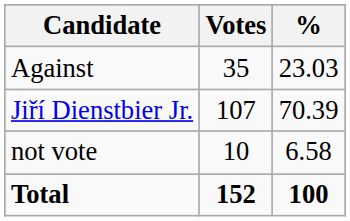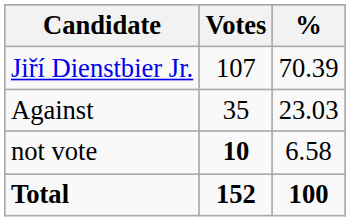rows swapped: (102, 109) <-> (52, 67)
(236, 151) normal -> (236, 151) bold
